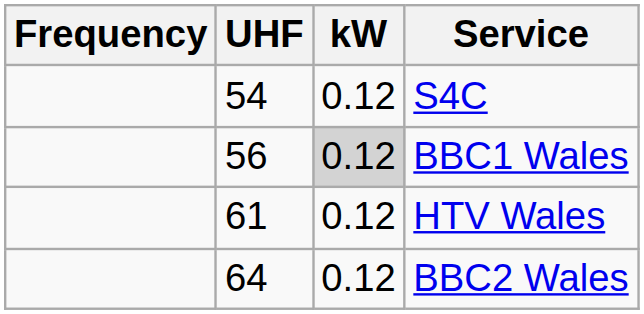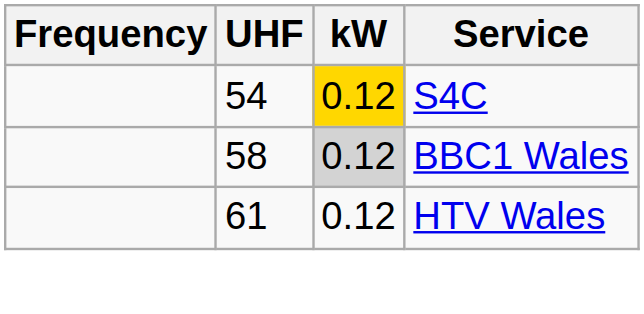(358, 95) no background -> (358, 95) gold background
(246, 156) 56 -> (246, 156) 58
- row: (521, 277)
